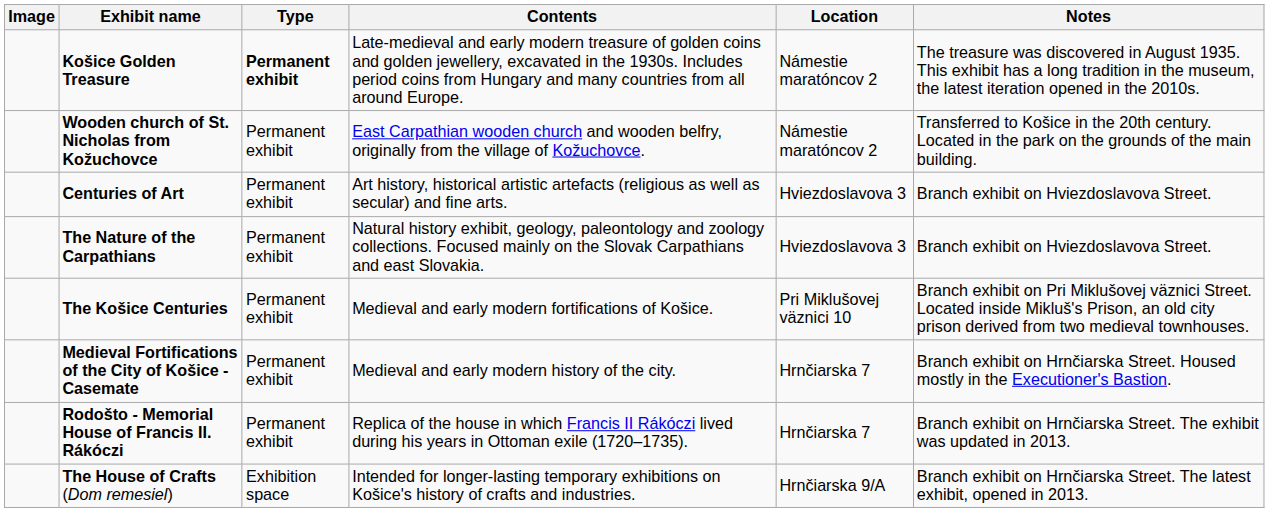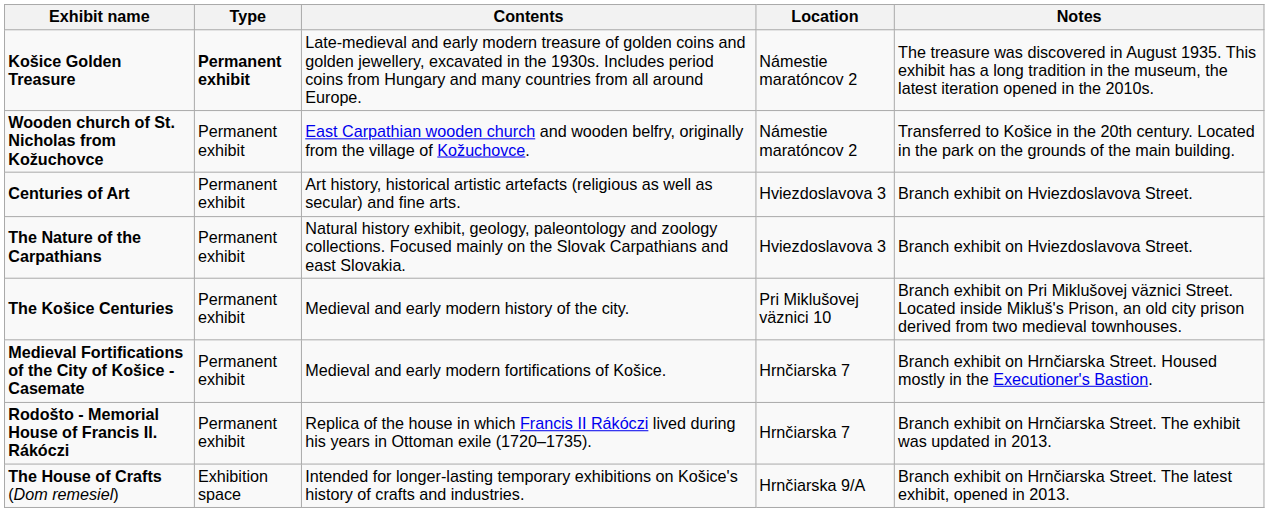- column: (32, 17)
(533, 309) Medieval and early modern fortifications of Košice. -> (467, 309) Medieval and early modern history of the city.
(514, 371) Medieval and early modern history of the city. -> (486, 371) Medieval and early modern fortifications of Košice.
